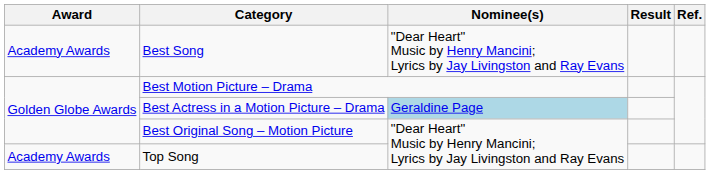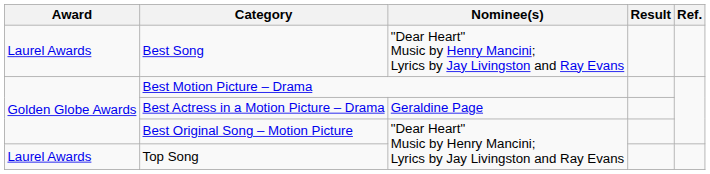(59, 51) Academy Awards -> (49, 51) Laurel Awards
(437, 108) lightblue background -> (437, 108) no background
(59, 156) Academy Awards -> (49, 156) Laurel Awards
